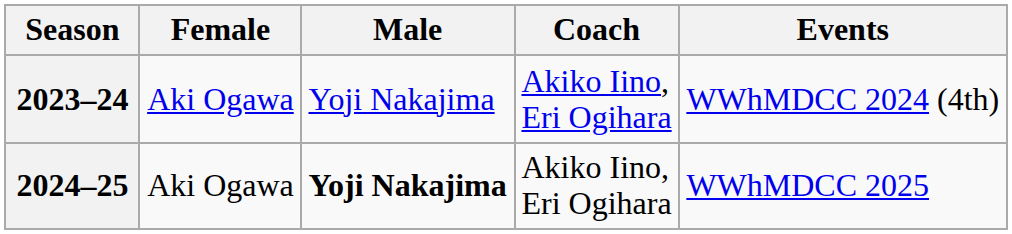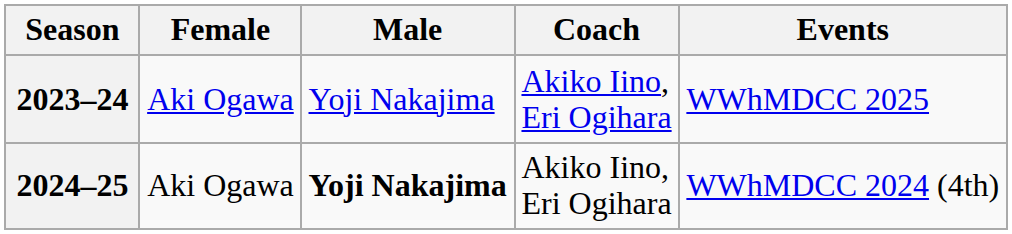(843, 98) WWhMDCC 2024 (4th) -> (808, 98) WWhMDCC 2025
(808, 185) WWhMDCC 2025 -> (843, 185) WWhMDCC 2024 (4th)
